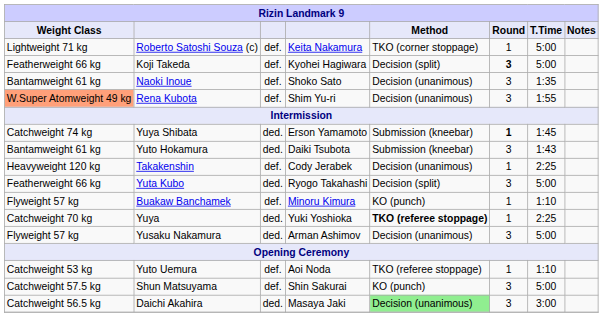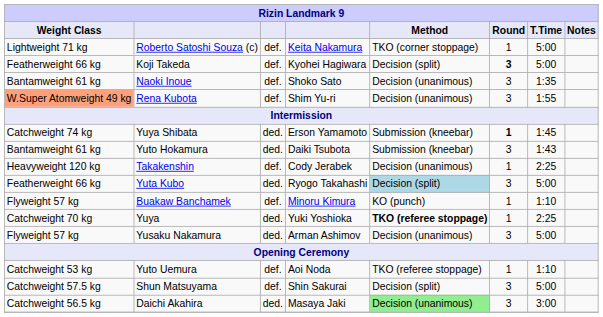(406, 184) no background -> (406, 184) lightblue background
(399, 286) KO (punch) -> (406, 286) Decision (split)
